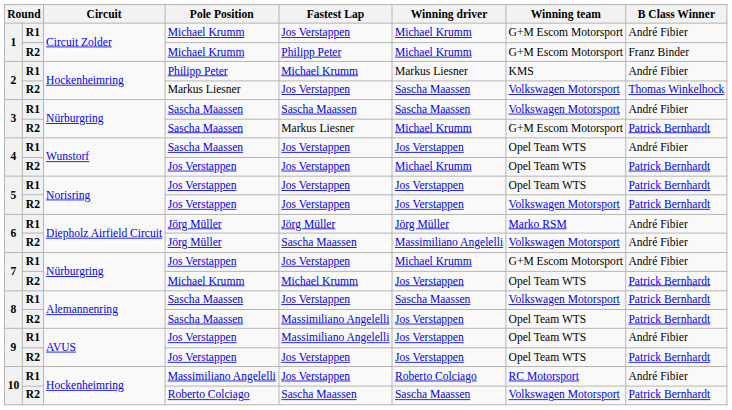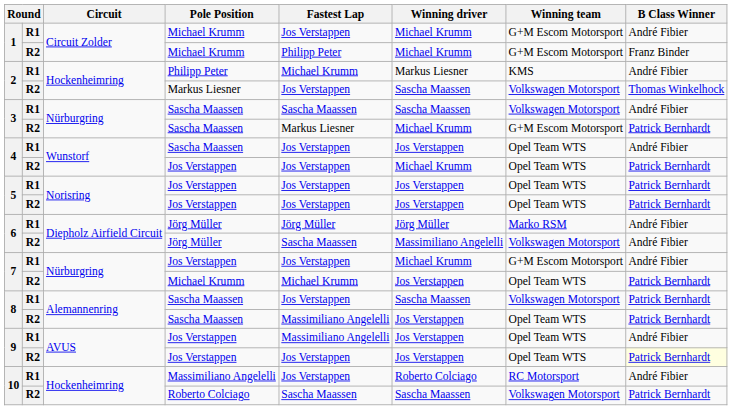(564, 204) Volkswagen Motorsport -> (547, 204) Opel Team WTS
(669, 356) no background -> (669, 356) lightyellow background
